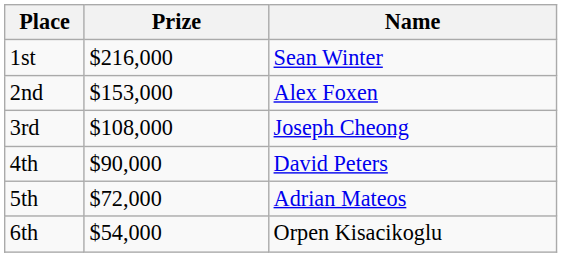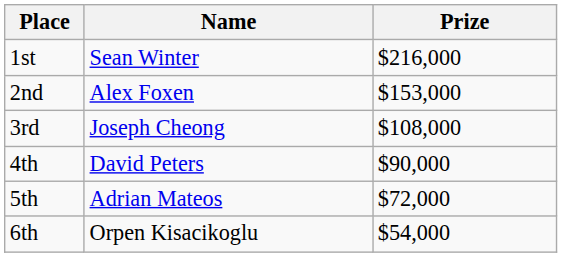columns swapped: (413, 22) <-> (176, 22)
